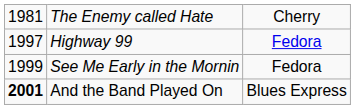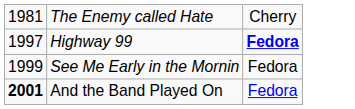(297, 41) normal -> (273, 41) bold
(297, 91) Blues Express -> (273, 91) Fedora
